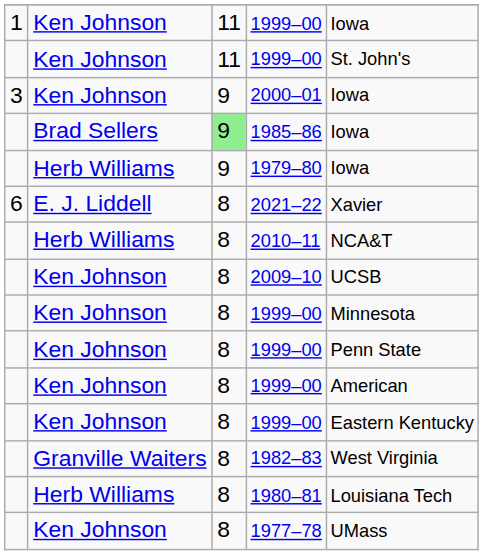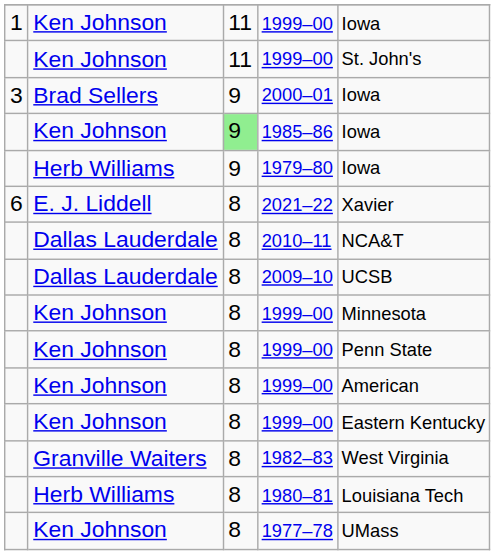(100, 95) Ken Johnson -> (96, 95) Brad Sellers
(96, 131) Brad Sellers -> (100, 131) Ken Johnson
(104, 240) Herb Williams -> (125, 240) Dallas Lauderdale
(100, 276) Ken Johnson -> (125, 276) Dallas Lauderdale
